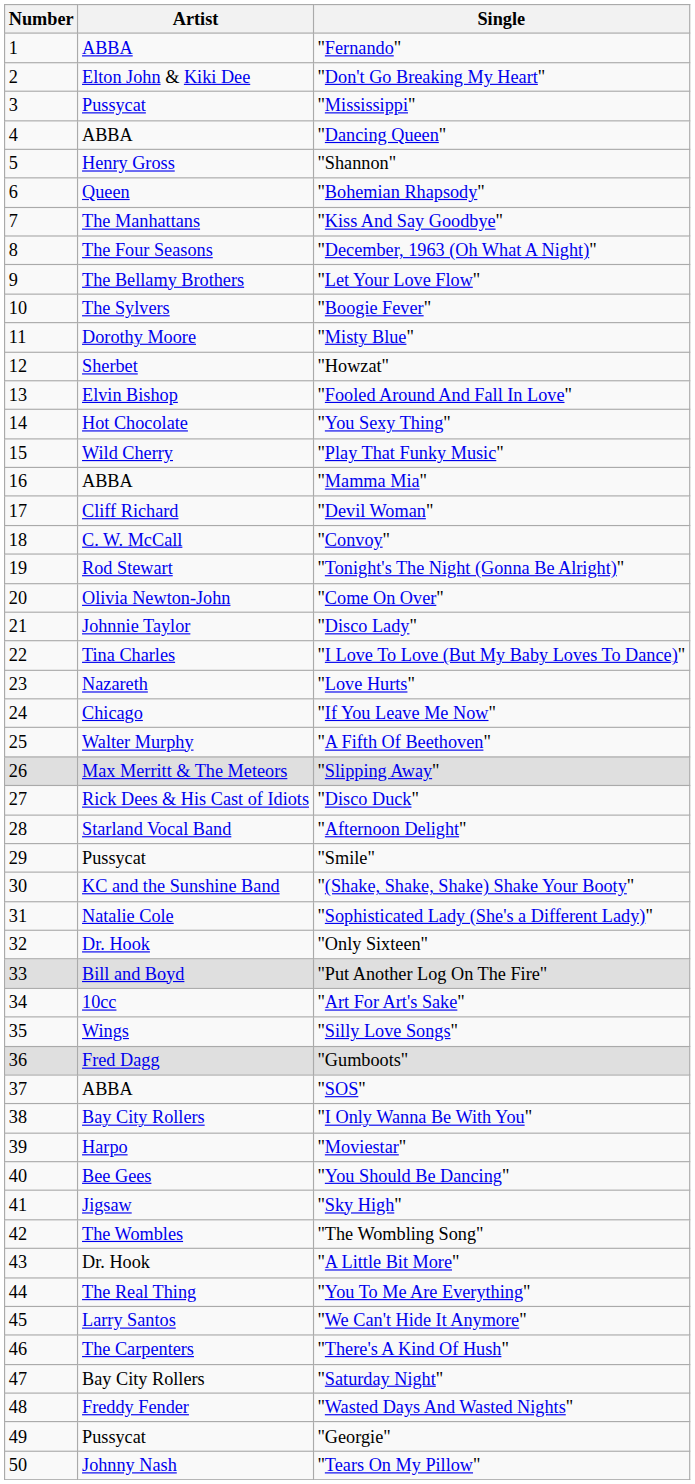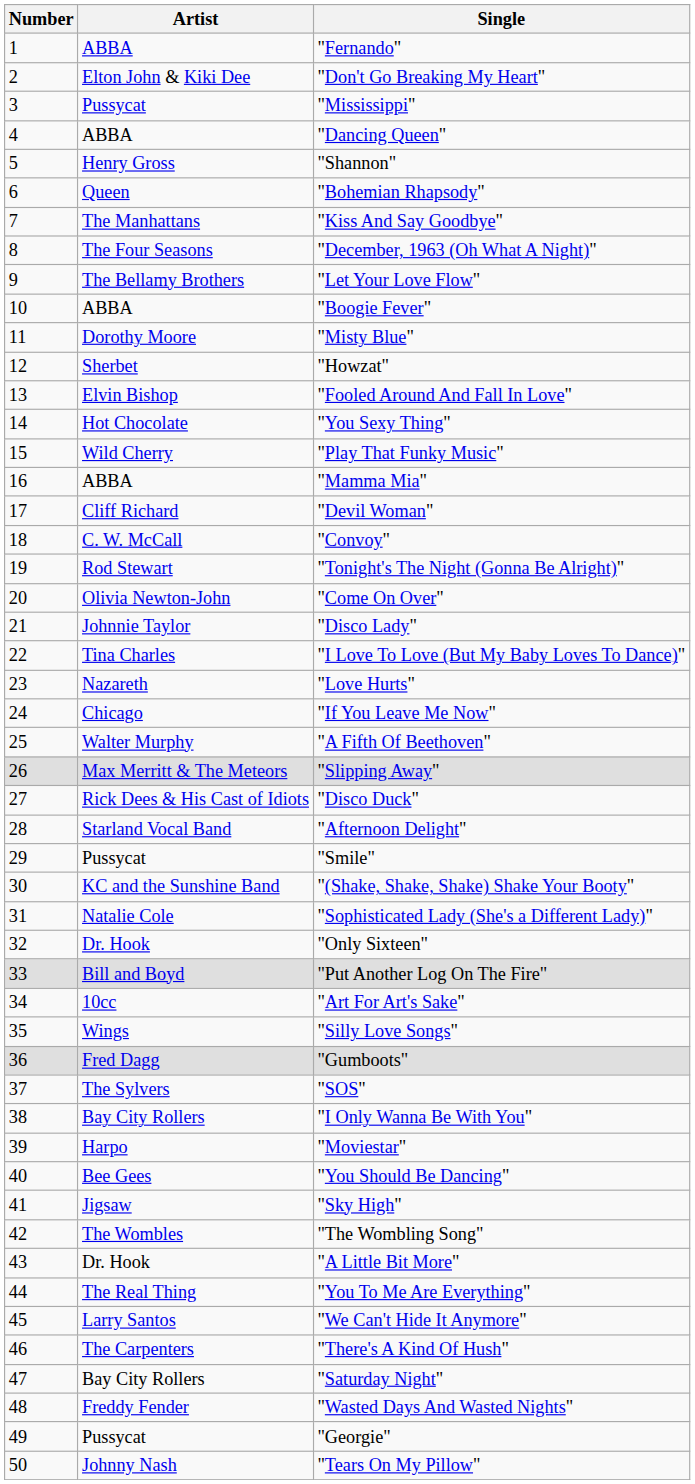(126, 308) The Sylvers -> (107, 308) ABBA
(107, 1089) ABBA -> (126, 1089) The Sylvers
